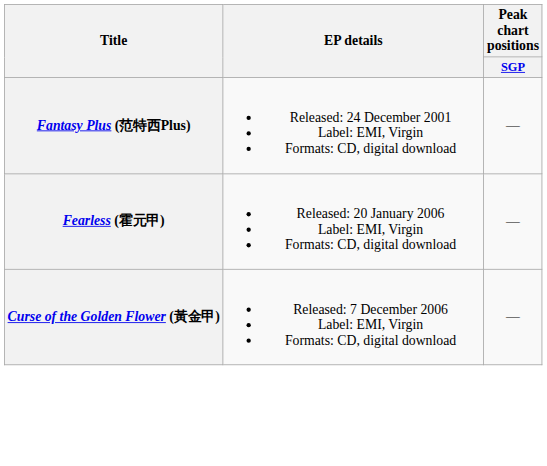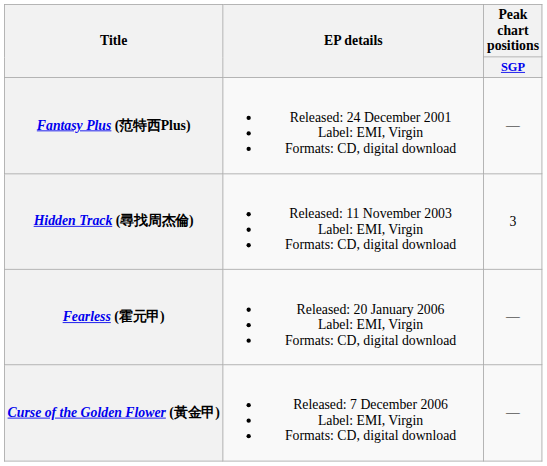+ row: (114, 220)
